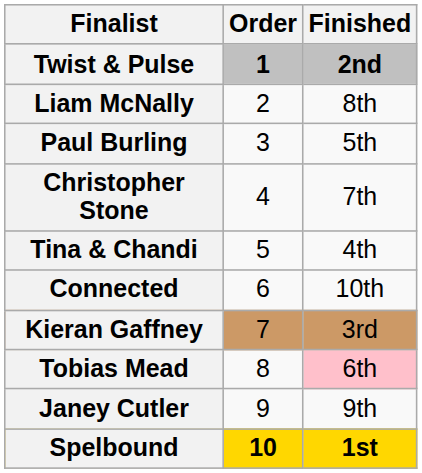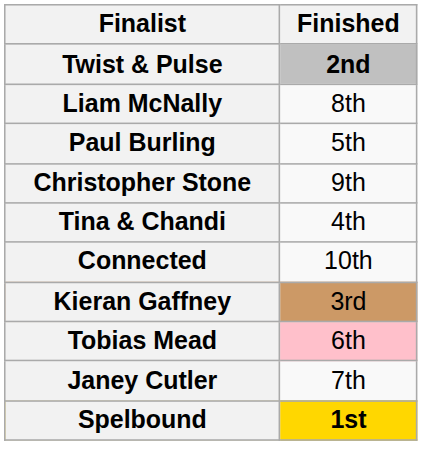- column: (263, 24)
(360, 196) 7th -> (348, 182) 9th
(360, 408) 9th -> (348, 380) 7th
